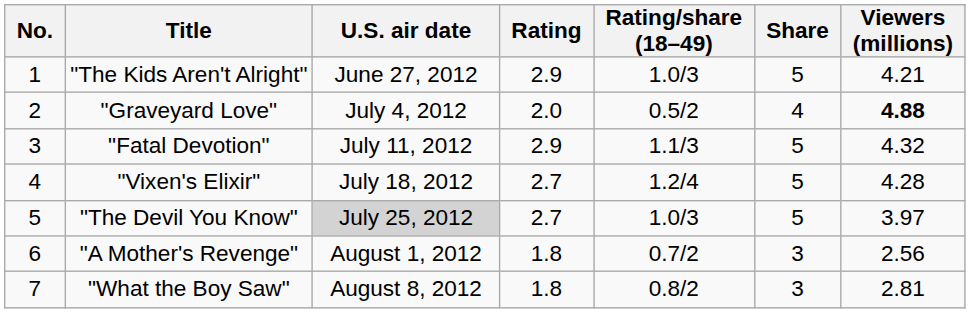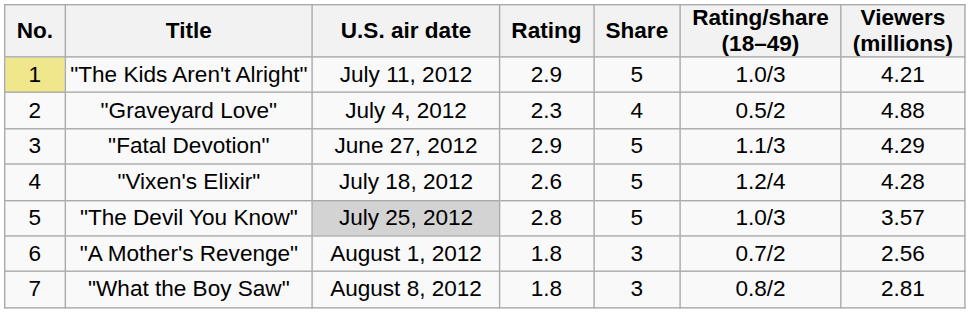columns swapped: (797, 30) <-> (674, 30)
(35, 74) no background -> (35, 74) khaki background
(406, 74) June 27, 2012 -> (406, 74) July 11, 2012
(546, 110) 2.0 -> (546, 110) 2.3
(903, 110) bold -> (903, 110) normal
(406, 146) July 11, 2012 -> (406, 146) June 27, 2012
(903, 146) 4.32 -> (903, 146) 4.29
(546, 181) 2.7 -> (546, 181) 2.6
(546, 217) 2.7 -> (546, 217) 2.8
(903, 217) 3.97 -> (903, 217) 3.57
